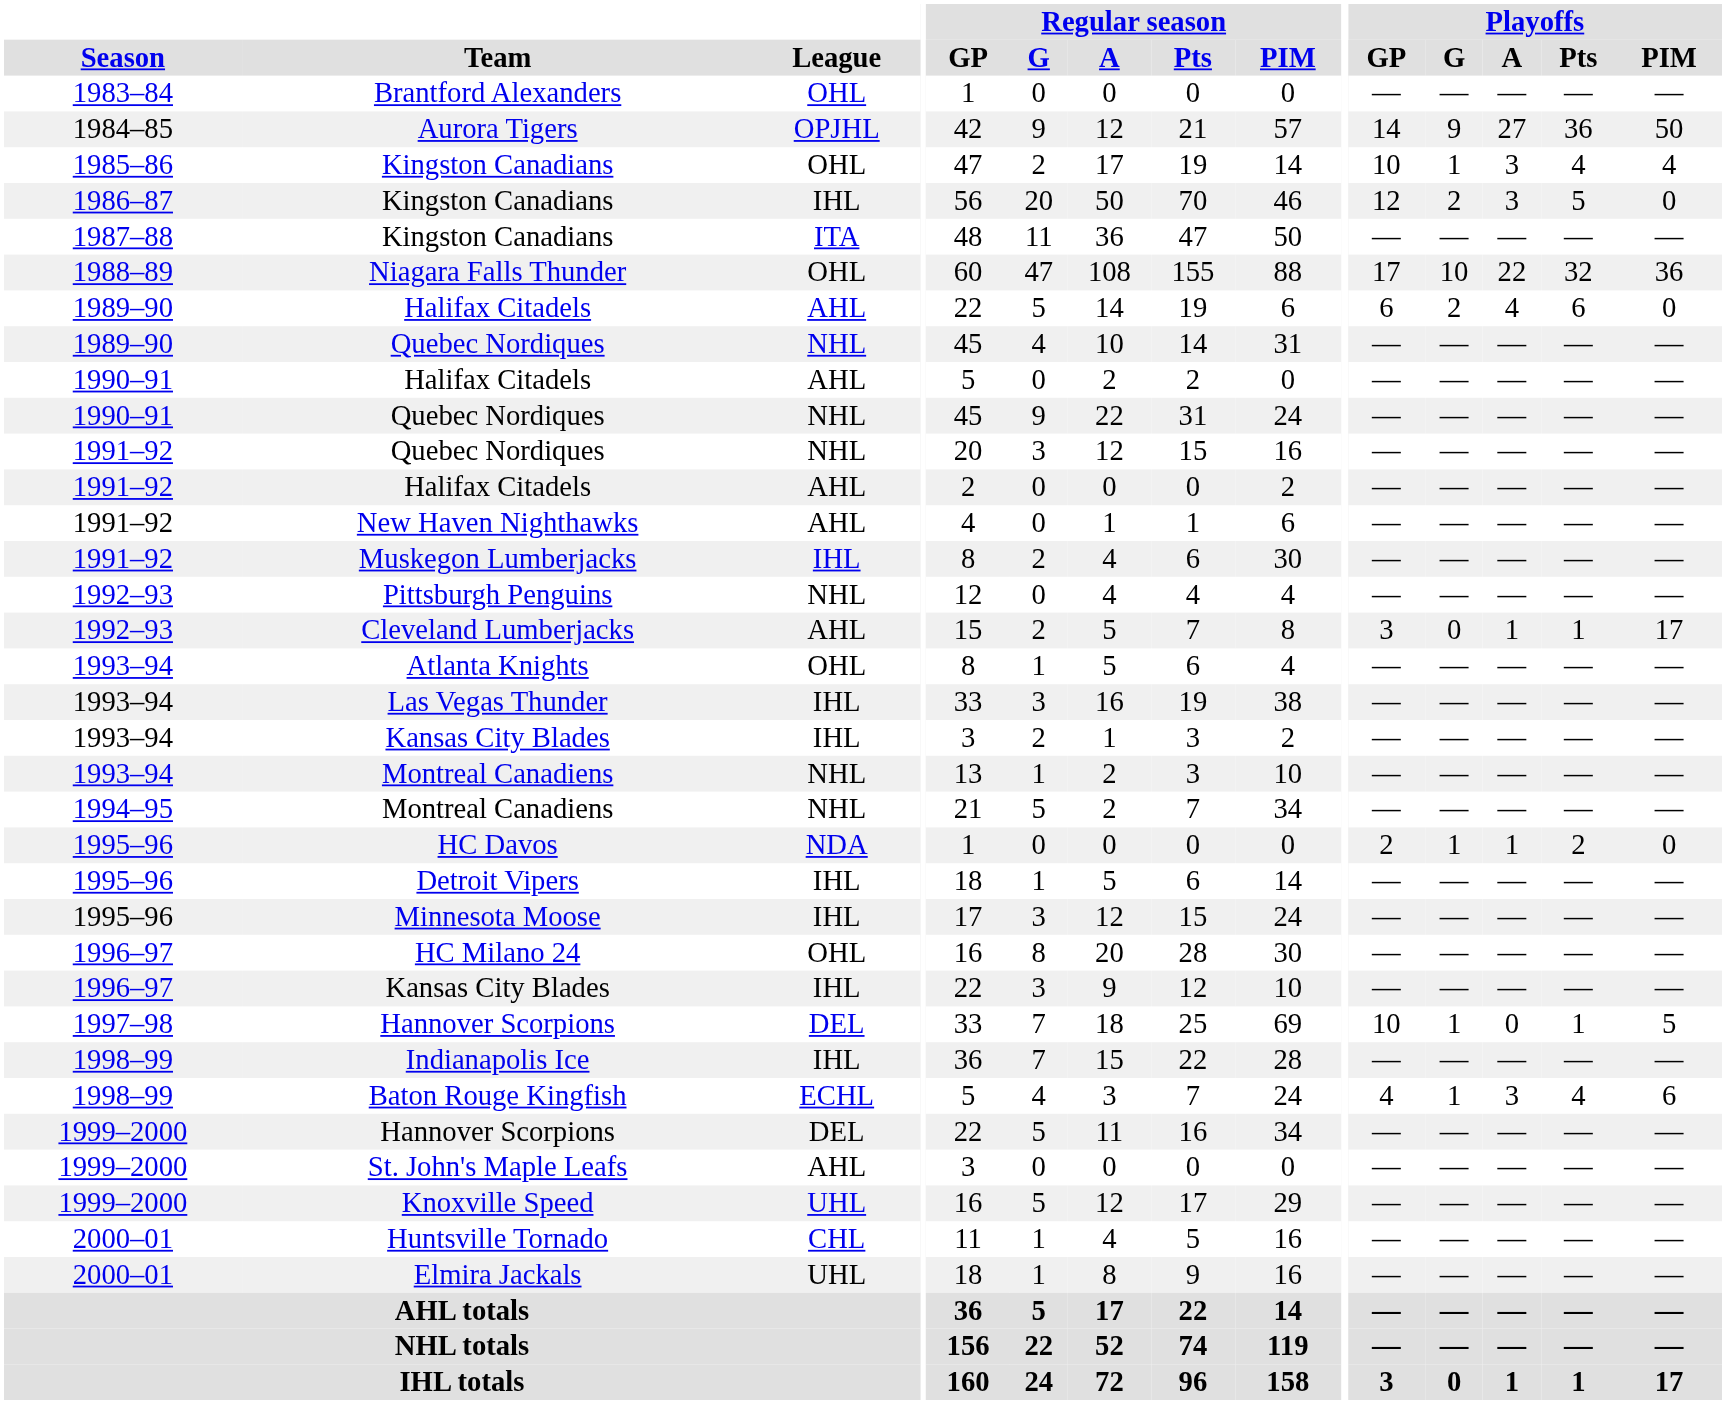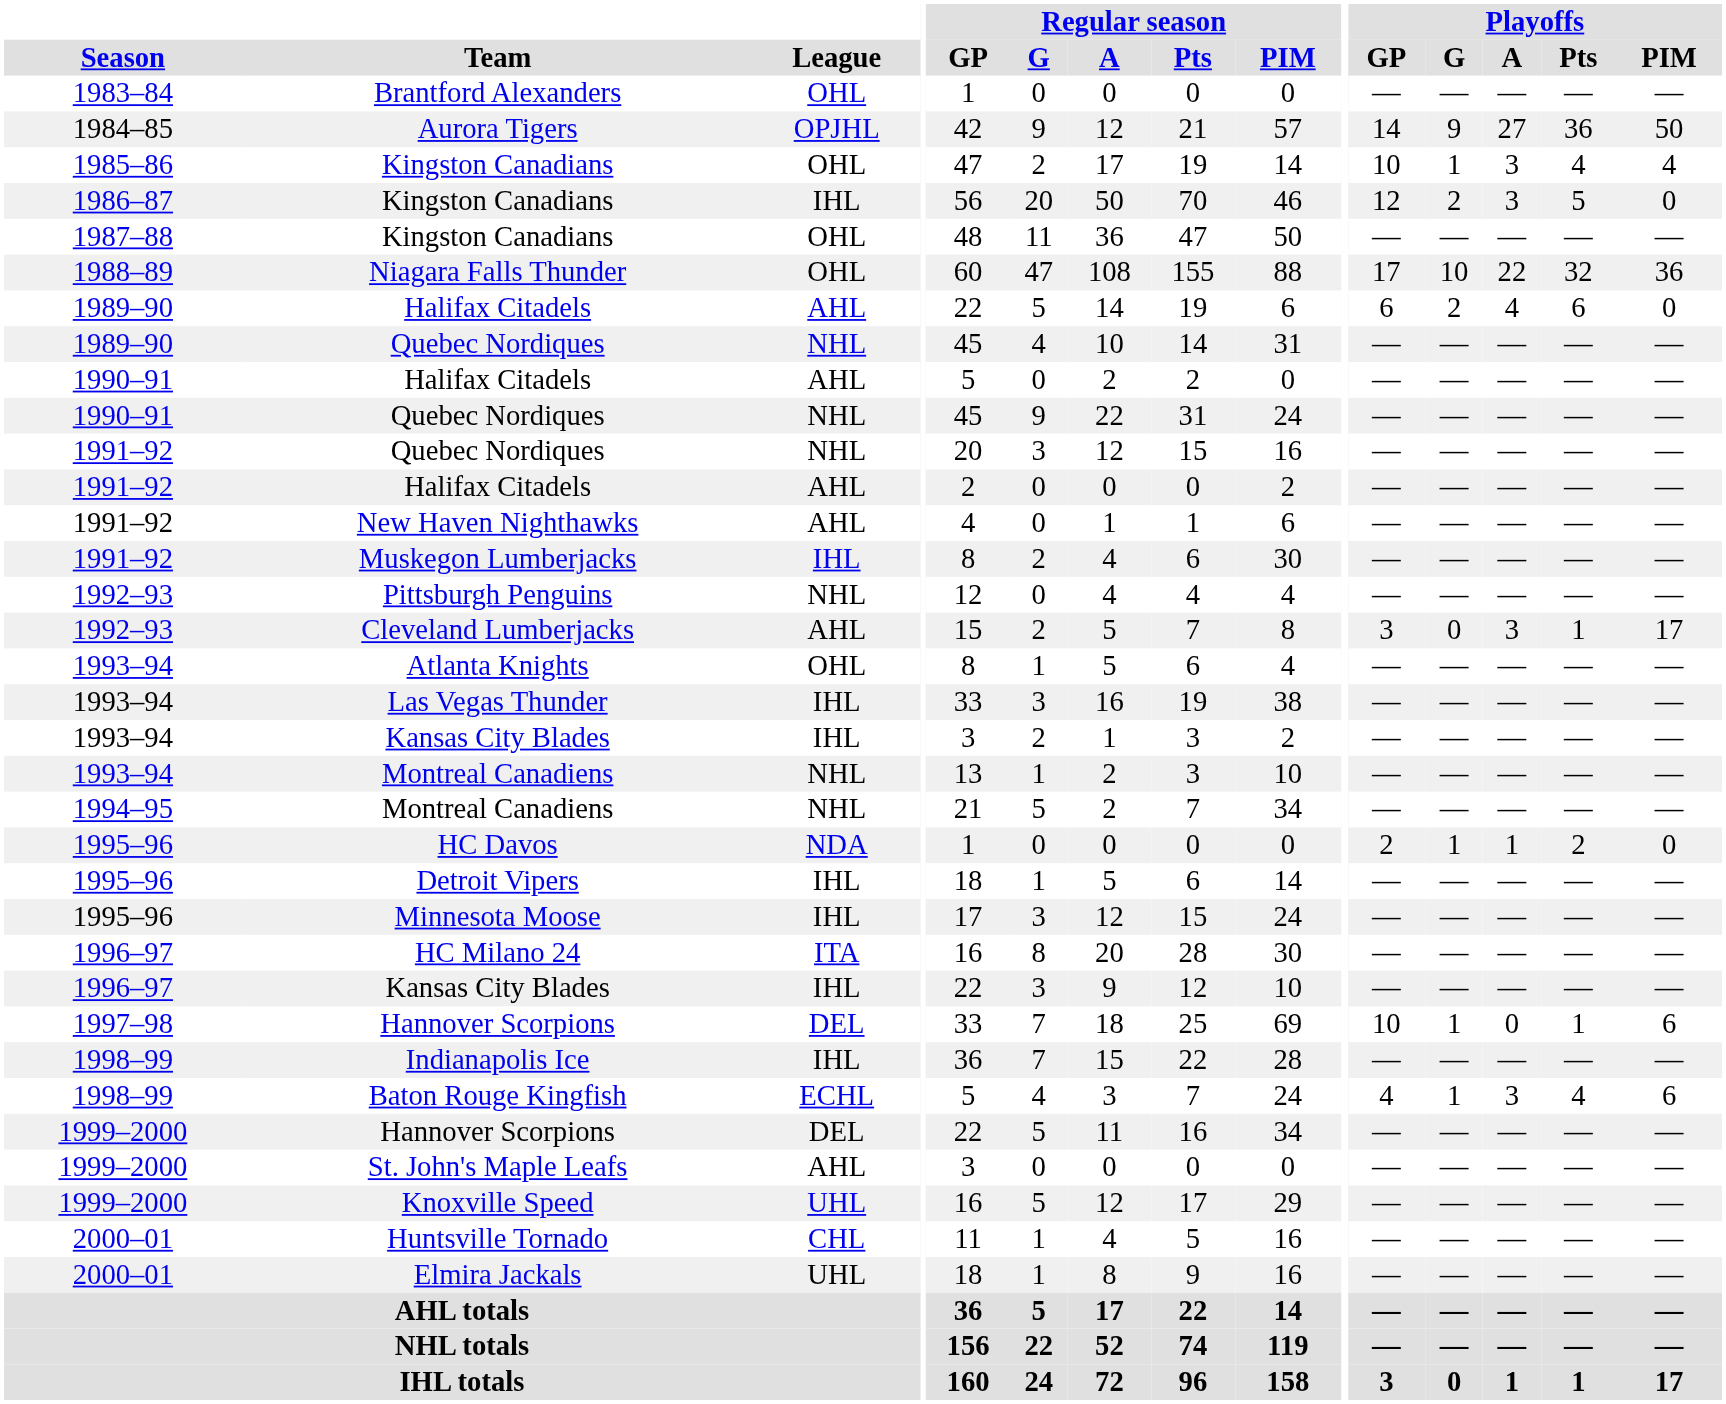(837, 236) ITA -> (837, 236) OHL
(1512, 630) 1 -> (1512, 630) 3
(837, 952) OHL -> (837, 952) ITA
(1669, 1023) 5 -> (1669, 1023) 6
